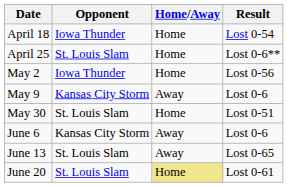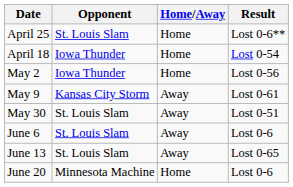rows swapped: (28, 34) <-> (28, 53)
(247, 93) Lost 0-6 -> (255, 93) Lost 0-61
(170, 113) Home -> (175, 113) Away
(102, 133) Kansas City Storm -> (92, 133) St. Louis Slam
(92, 172) St. Louis Slam -> (105, 172) Minnesota Machine
(170, 172) khaki background -> (175, 172) no background
(250, 172) Lost 0-61 -> (252, 172) Lost 0-6
